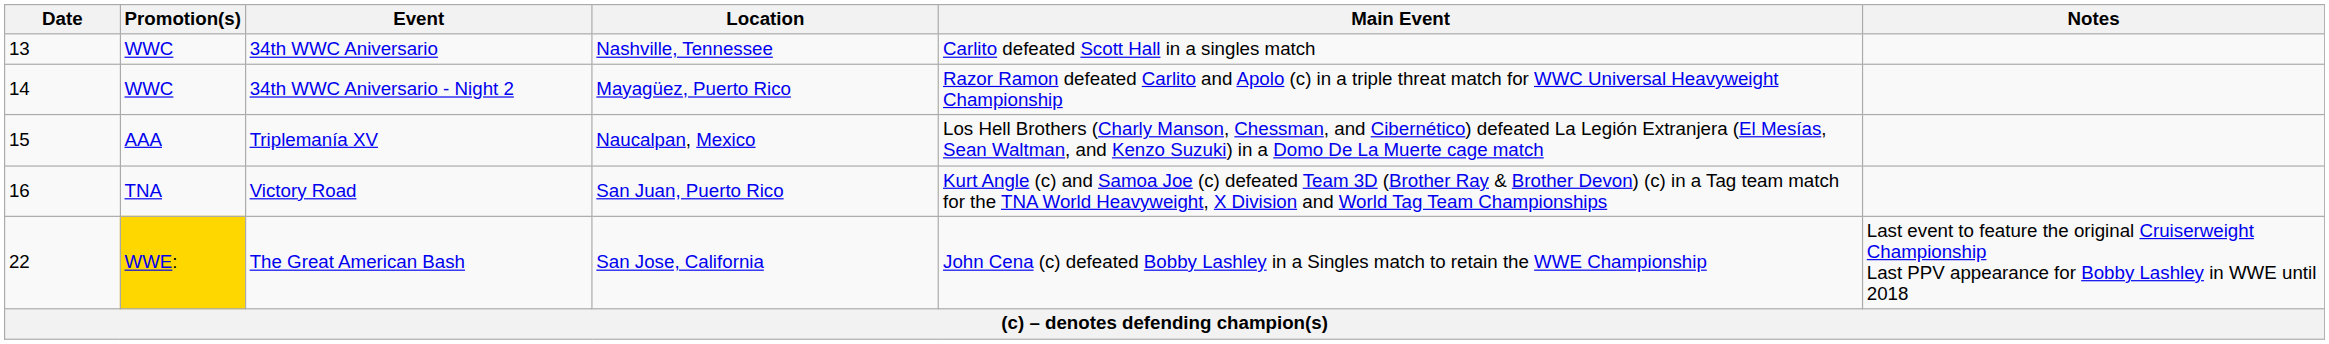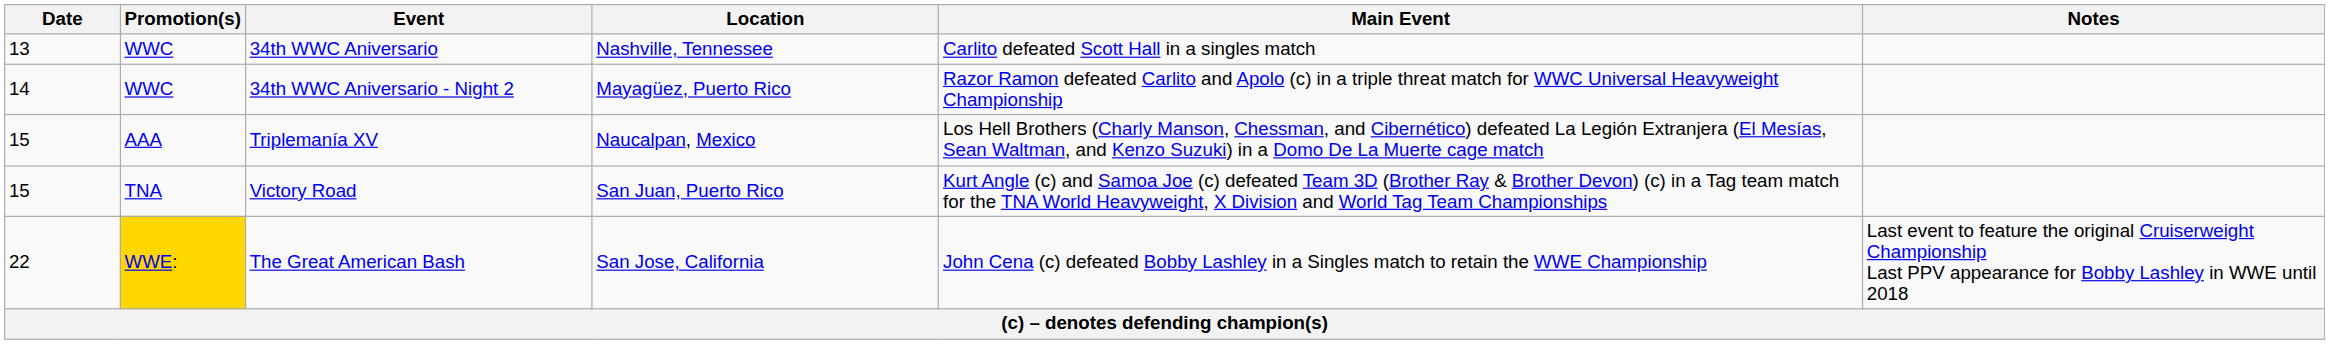(19, 190) 16 -> (19, 190) 15
